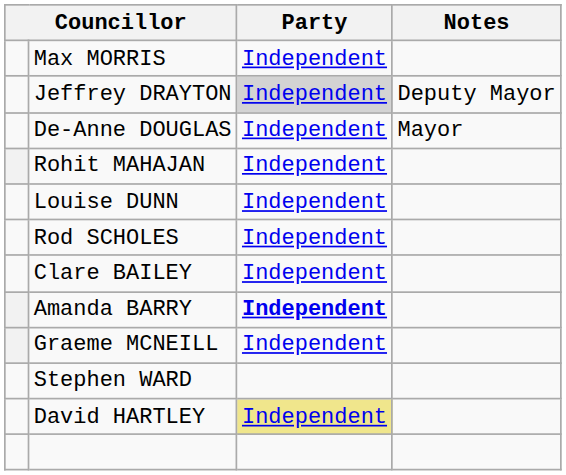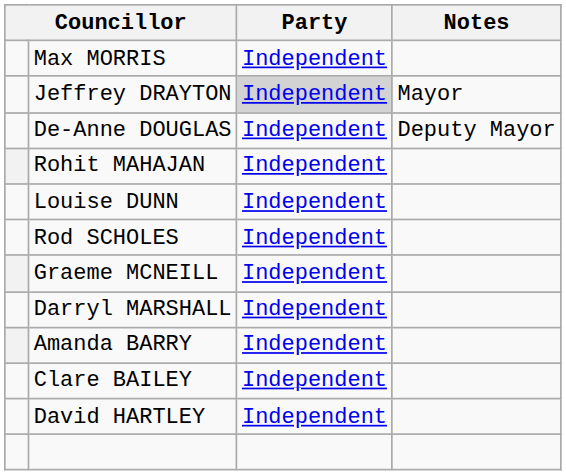(477, 94) Deputy Mayor -> (430, 94) Mayor
(430, 130) Mayor -> (477, 130) Deputy Mayor
rows swapped: (113, 273) <-> (126, 345)
+ row: (133, 309)
(314, 309) bold -> (314, 345) normal
- row: (113, 381)
(314, 417) khaki background -> (314, 417) no background
